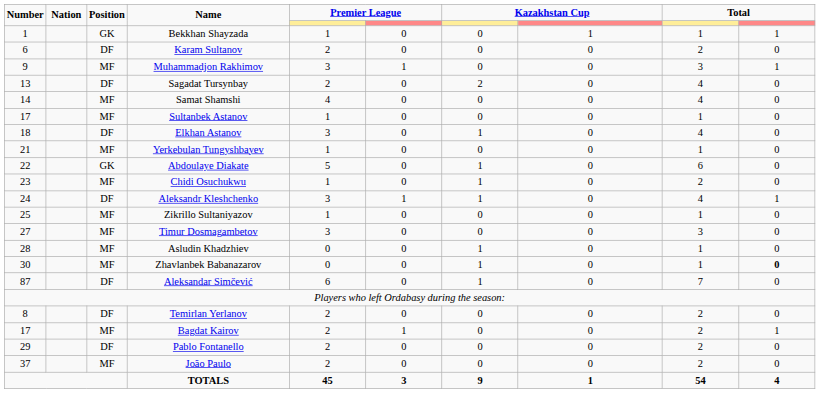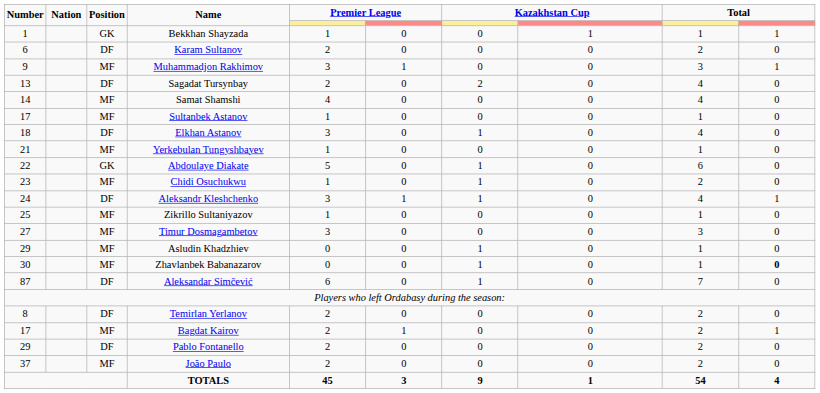(25, 248) 28 -> (25, 248) 29
